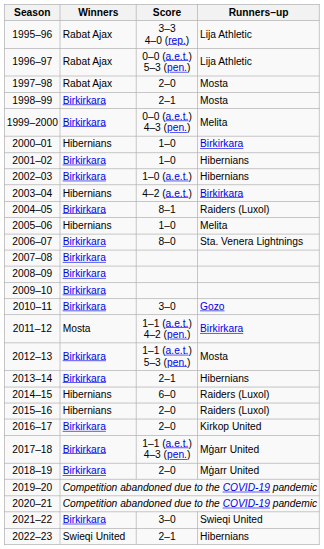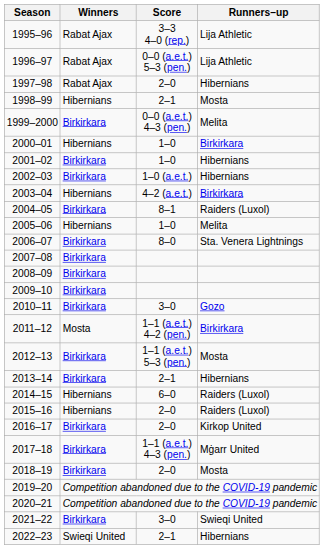(214, 84) Mosta -> (225, 84) Hibernians
(84, 100) Birkirkara -> (87, 100) Hibernians
(230, 471) Mġarr United -> (214, 471) Mosta
